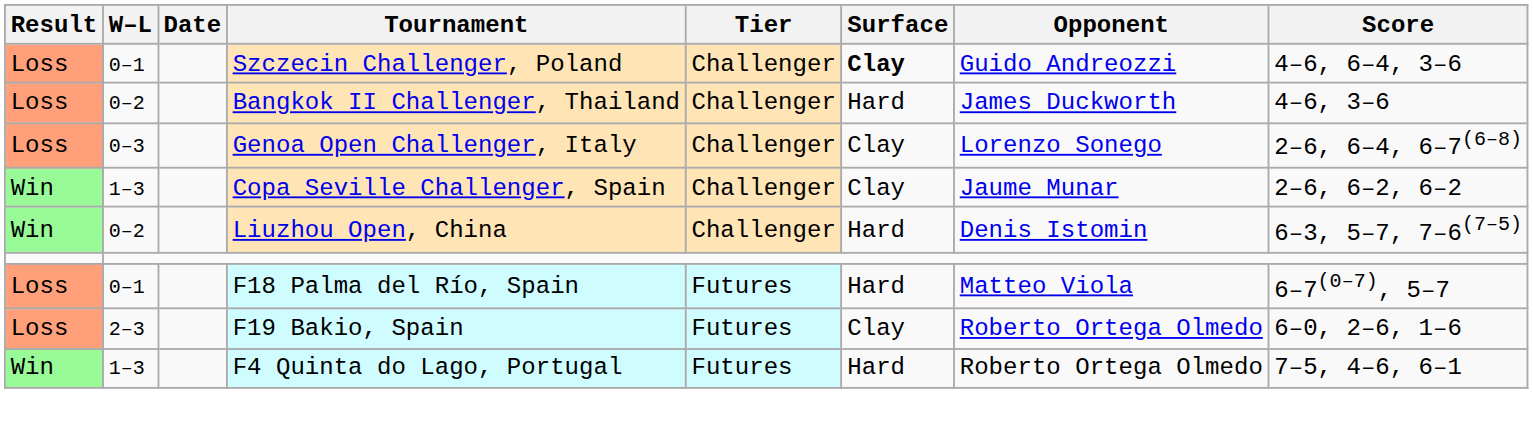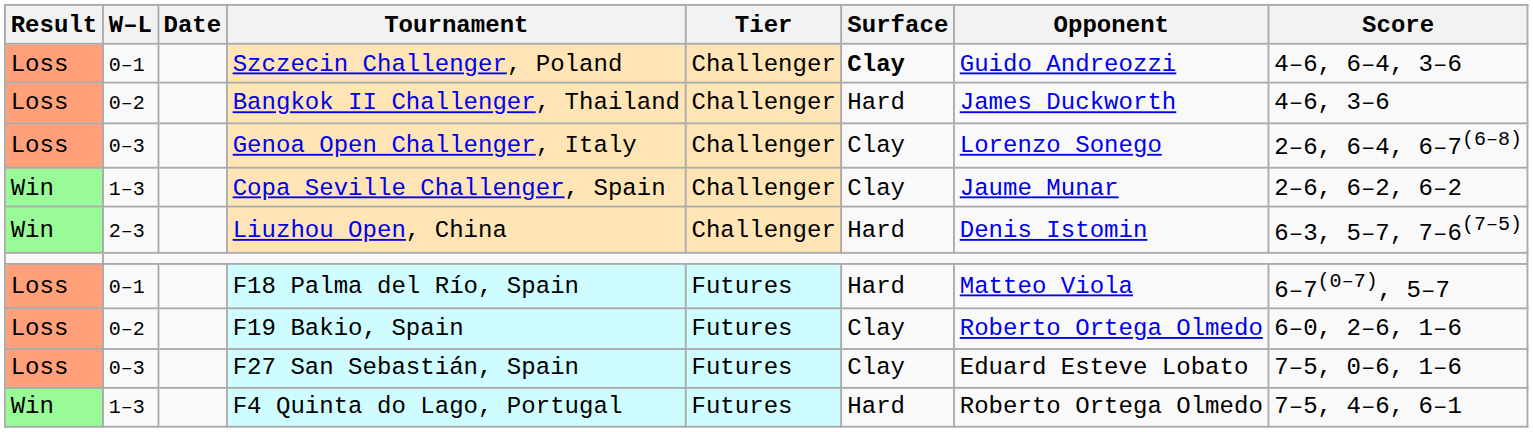(127, 231) 0–2 -> (127, 231) 2–3
(127, 330) 2–3 -> (127, 330) 0–2
+ row: (406, 368)
